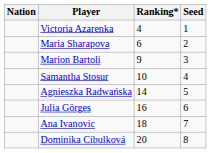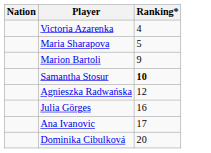- column: (193, 12)
(139, 44) 6 -> (139, 44) 5
(142, 76) normal -> (142, 76) bold
(142, 92) 14 -> (142, 92) 12
(142, 124) 18 -> (142, 124) 17
